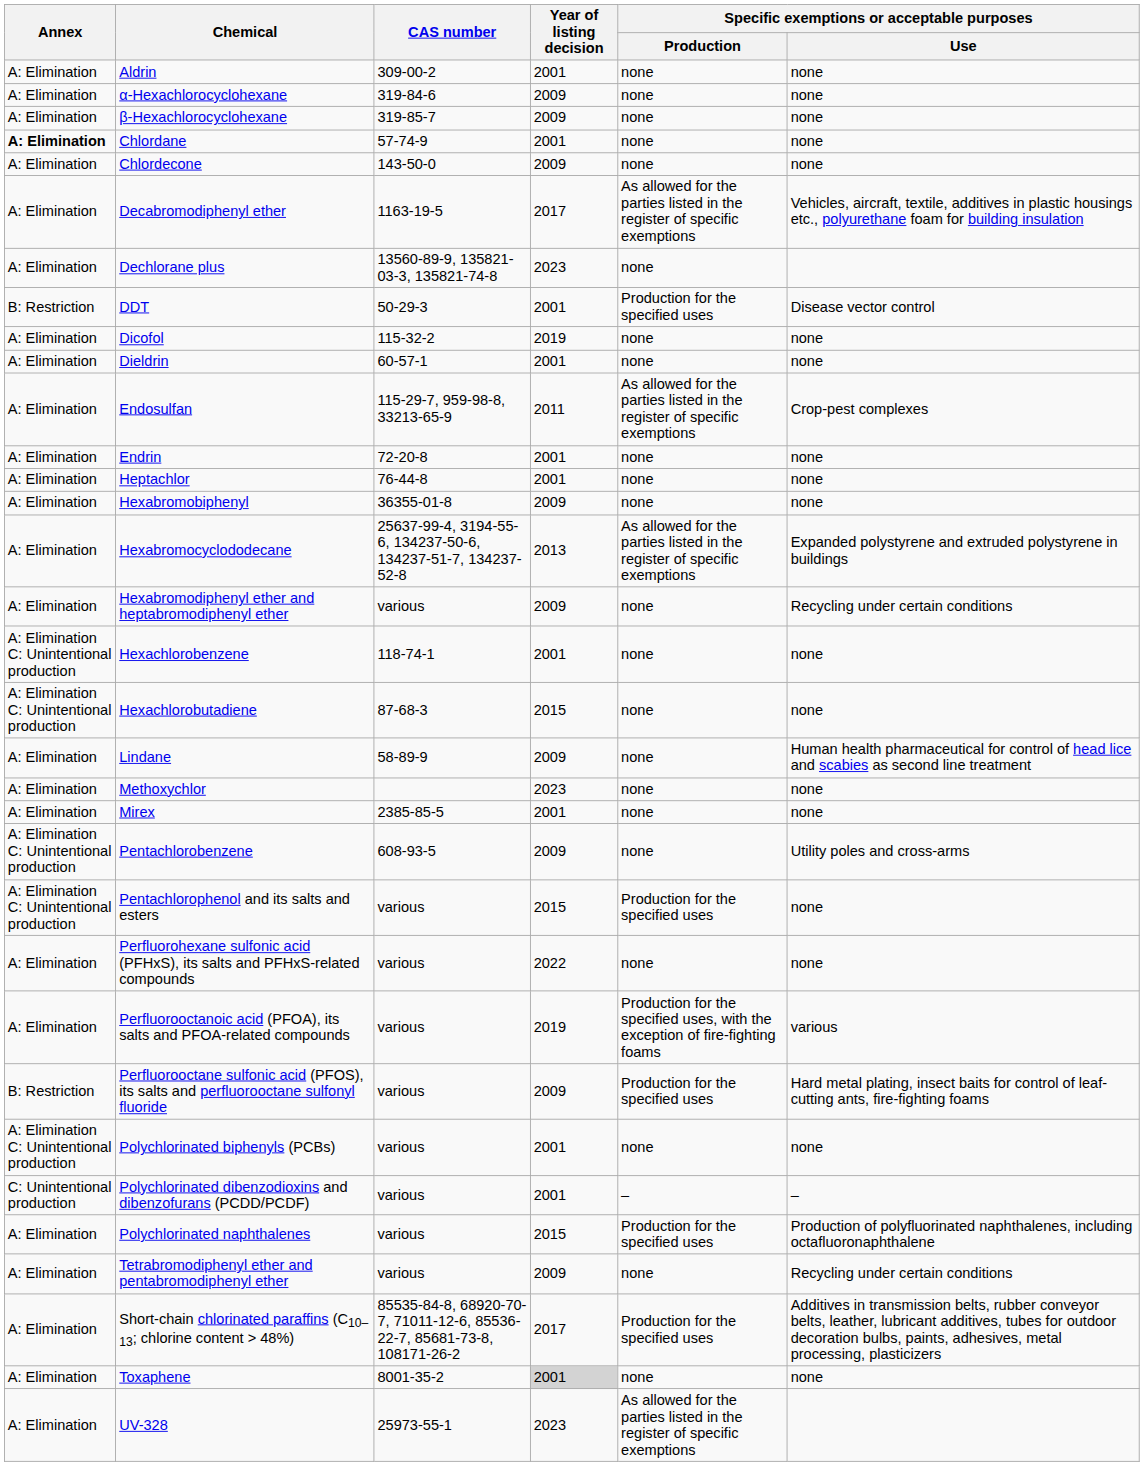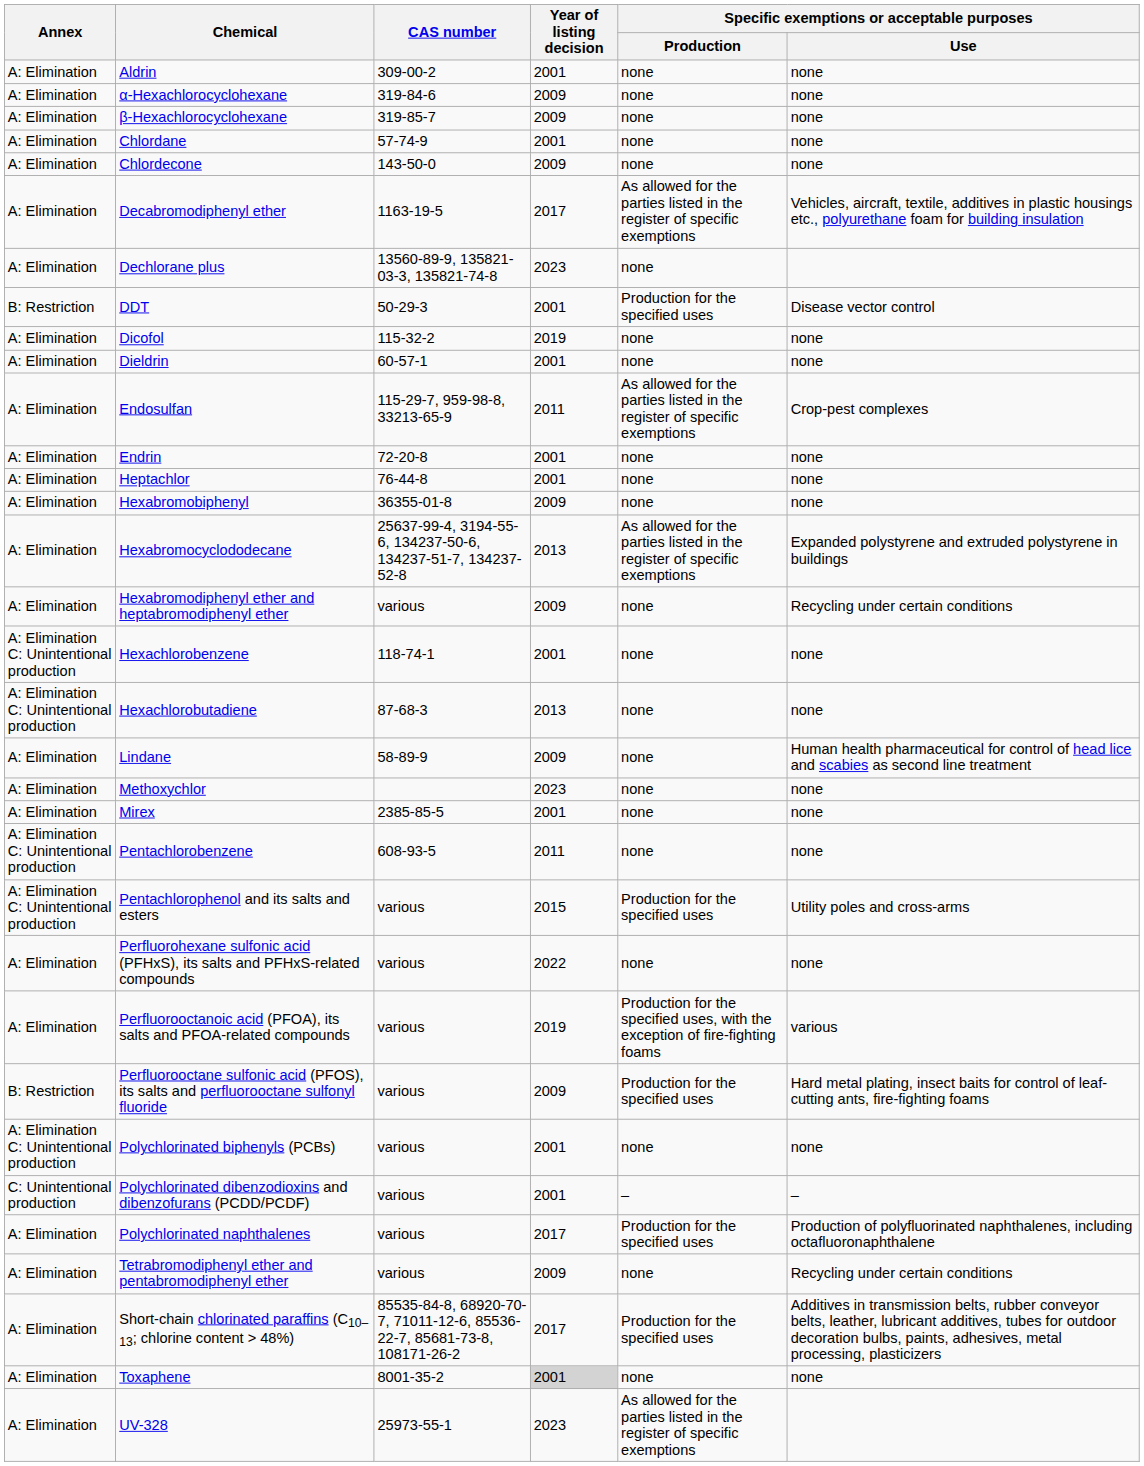(57, 141) bold -> (52, 141) normal
(550, 710) 2015 -> (550, 710) 2013
(550, 851) 2009 -> (549, 851) 2011
(880, 851) Utility poles and cross-arms -> (807, 851) none
(807, 907) none -> (880, 907) Utility poles and cross-arms
(550, 1234) 2015 -> (550, 1234) 2017
